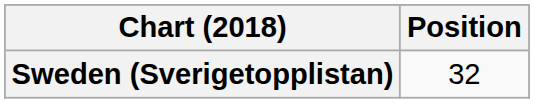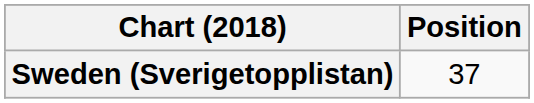(464, 73) 32 -> (464, 73) 37
